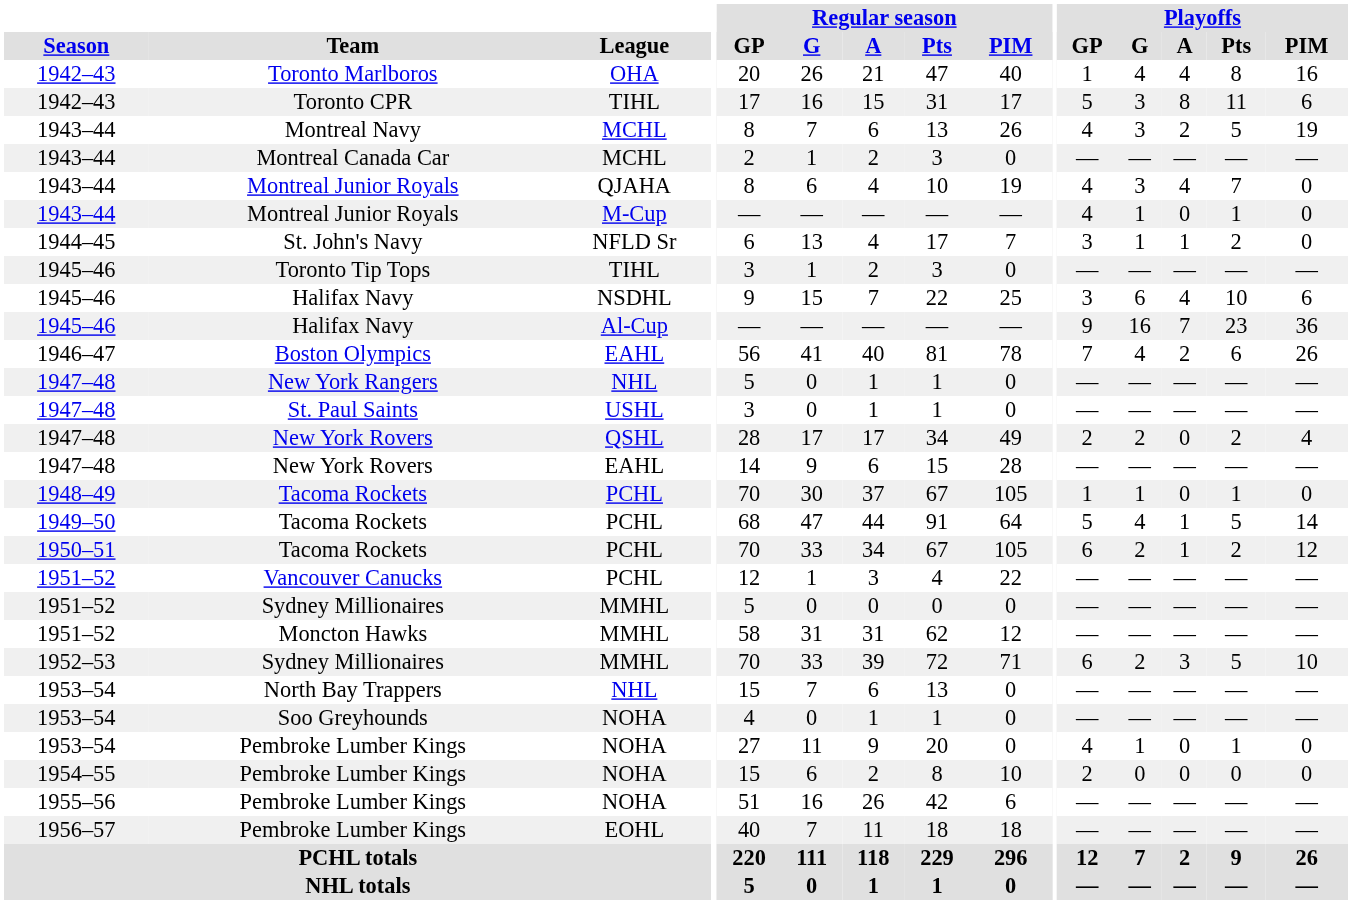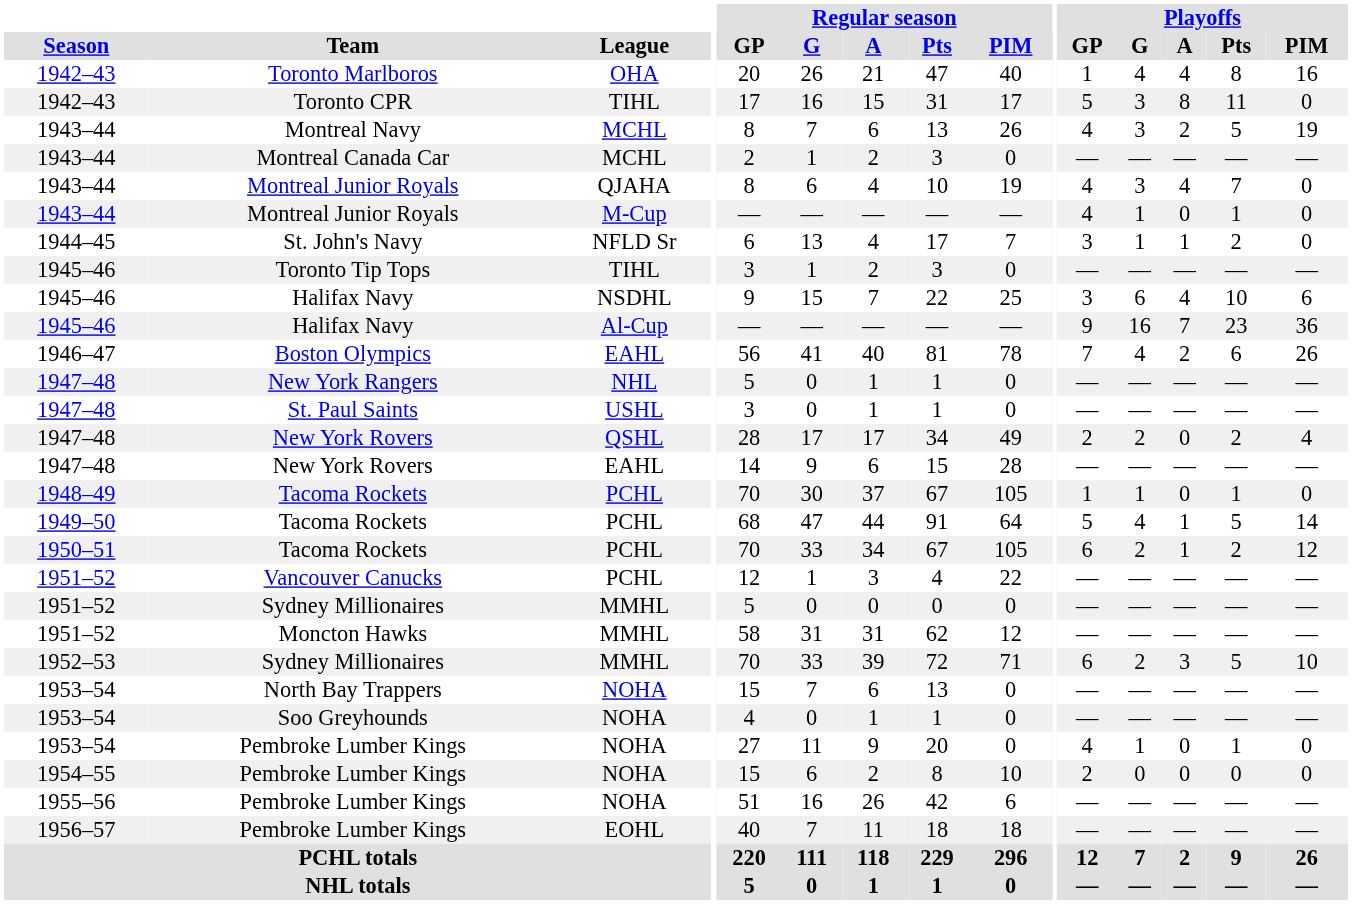(1307, 101) 6 -> (1307, 101) 0
(634, 689) NHL -> (634, 689) NOHA
